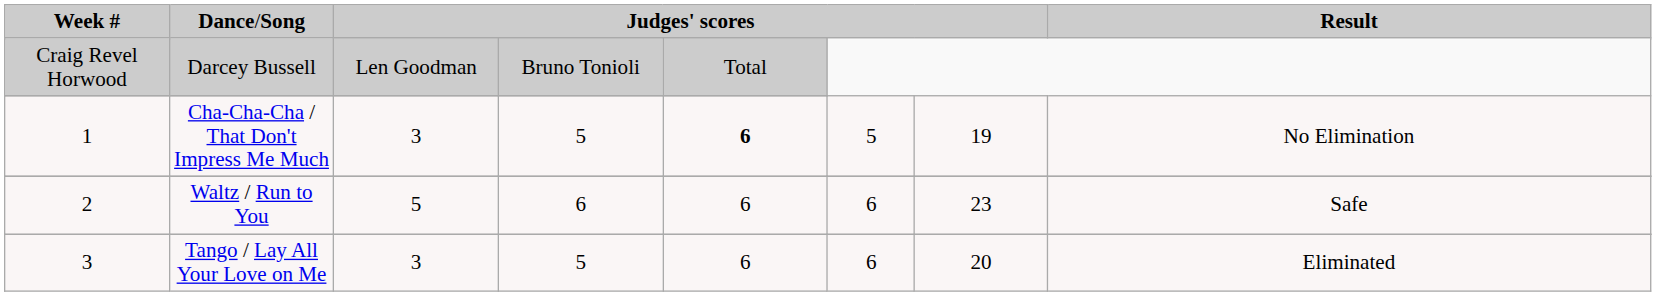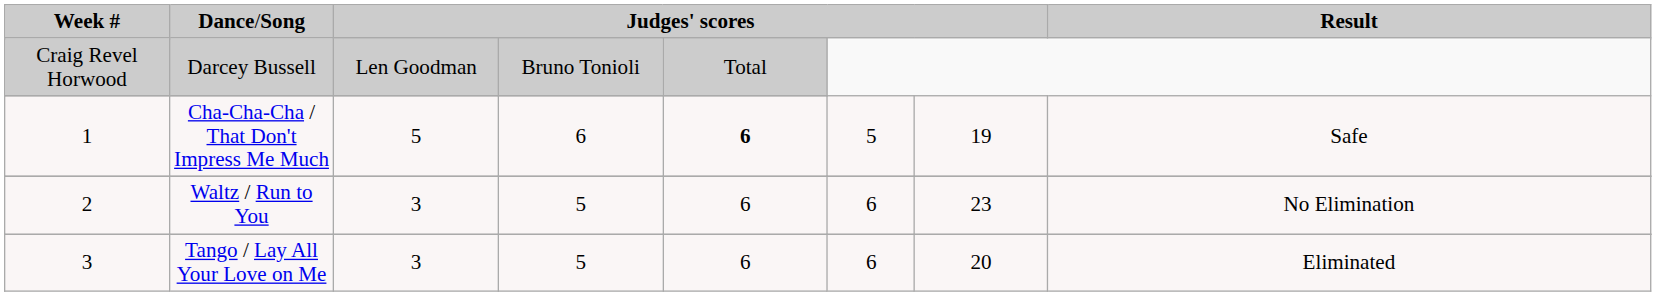(416, 135) 3 -> (416, 135) 5
(581, 135) 5 -> (581, 135) 6
(1349, 135) No Elimination -> (1349, 135) Safe
(416, 204) 5 -> (416, 204) 3
(581, 204) 6 -> (581, 204) 5
(1349, 204) Safe -> (1349, 204) No Elimination
